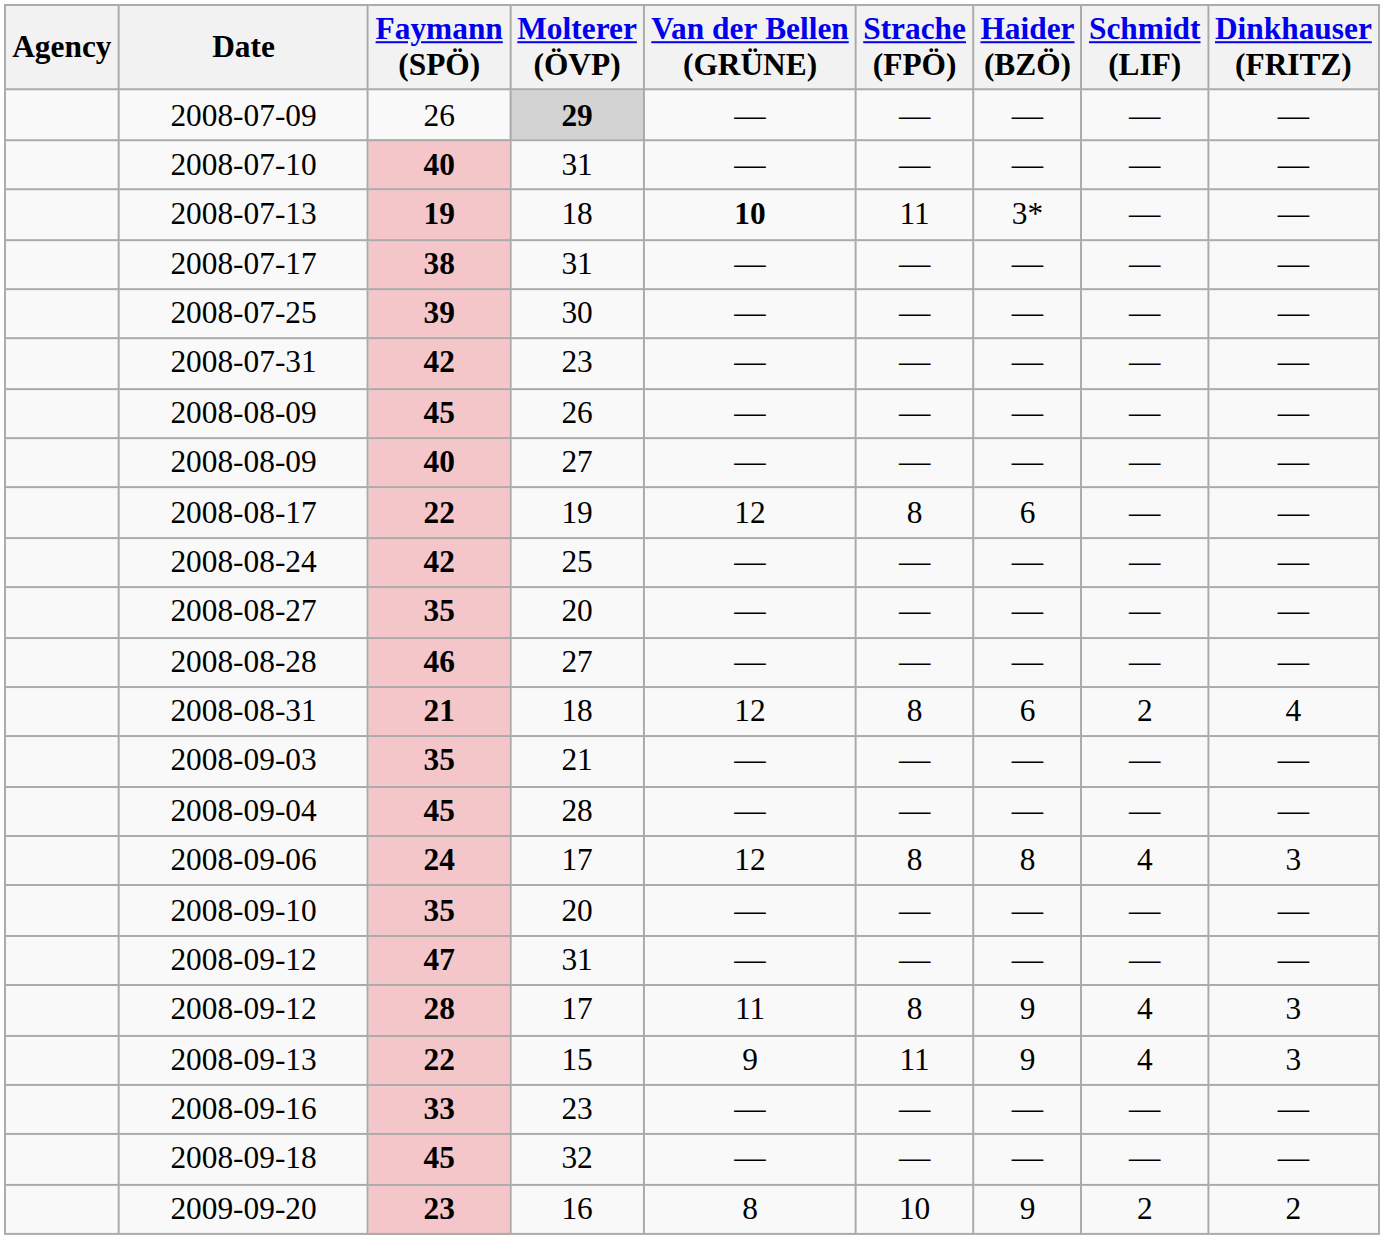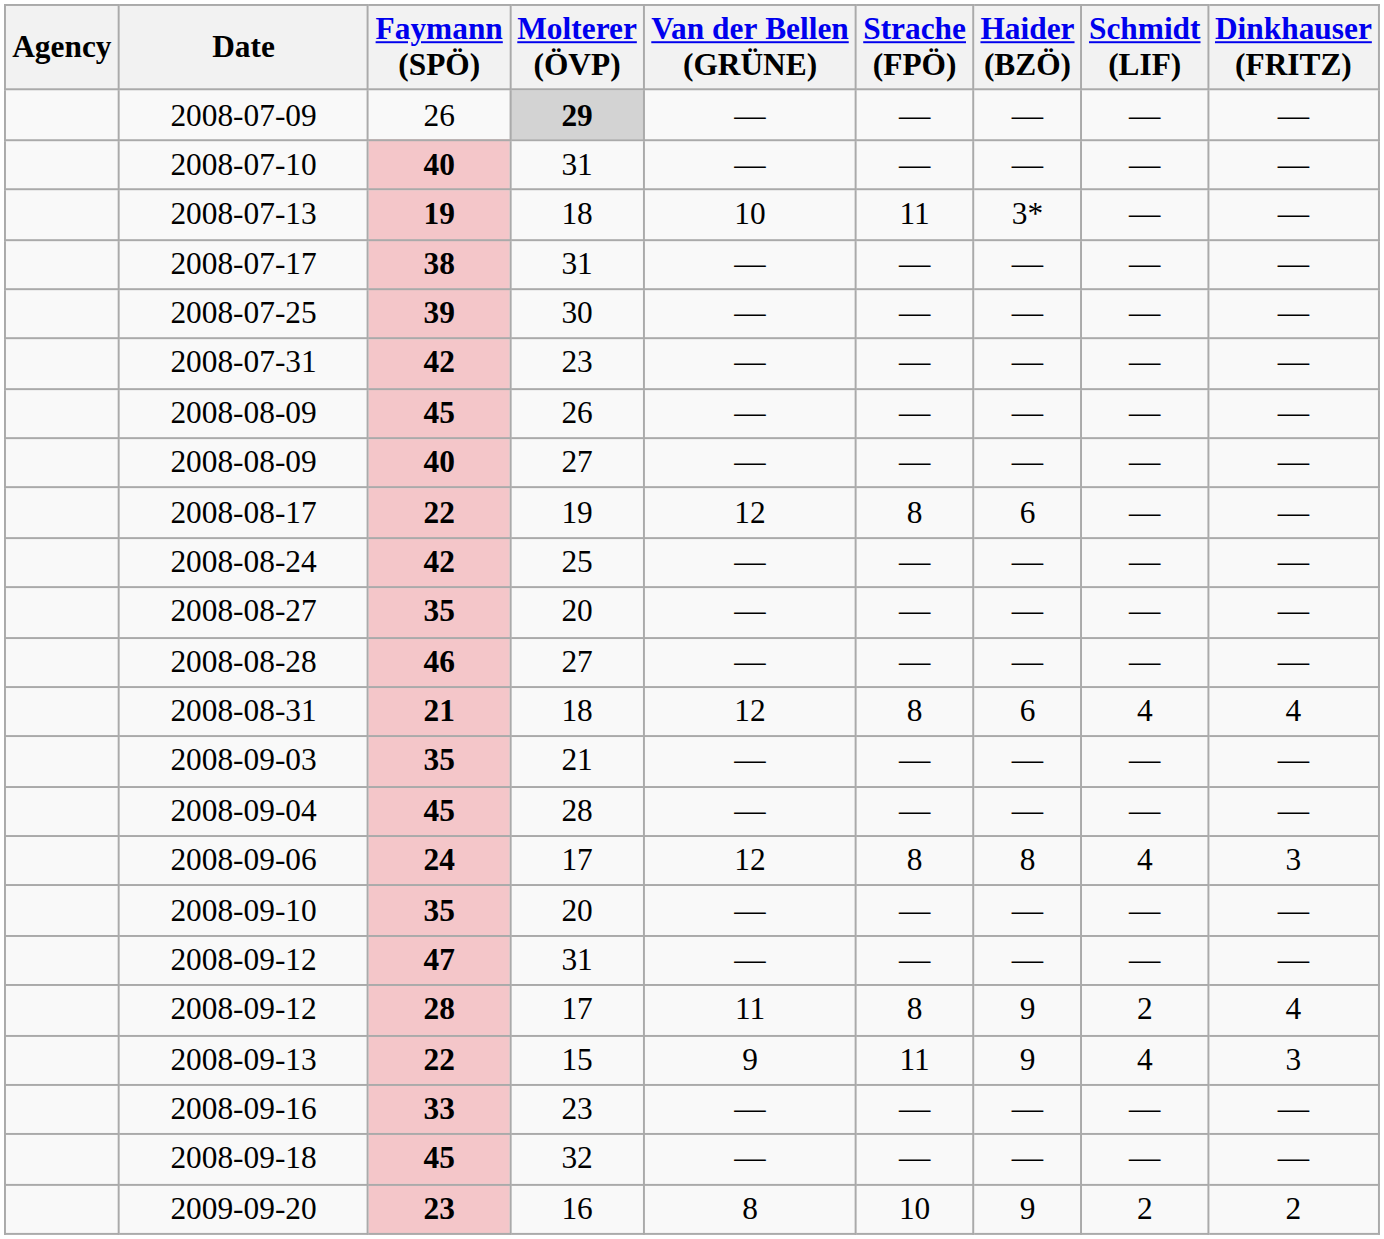(750, 213) bold -> (750, 213) normal
(1145, 711) 2 -> (1145, 711) 4
(1145, 1009) 4 -> (1145, 1009) 2
(1293, 1009) 3 -> (1293, 1009) 4
